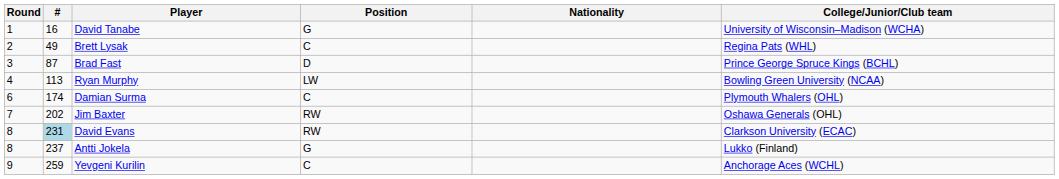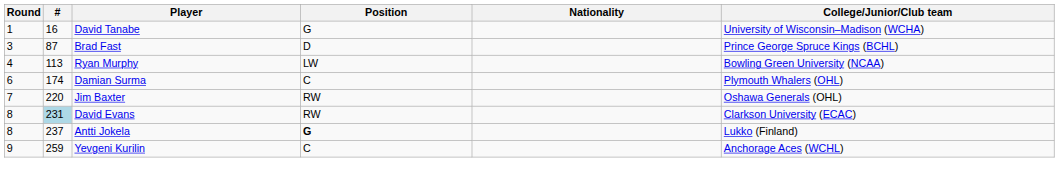- row: (101, 47)
(55, 115) 202 -> (55, 98) 220
(307, 149) normal -> (307, 132) bold
